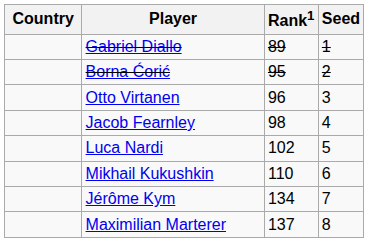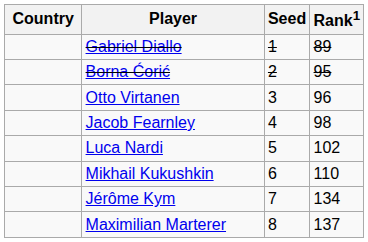columns swapped: (291, 19) <-> (341, 19)
